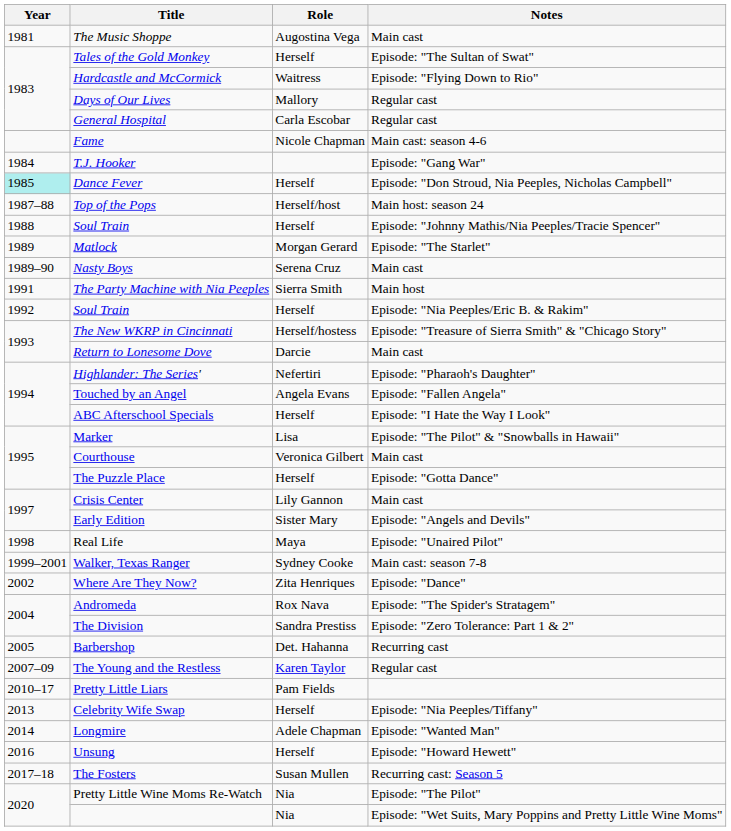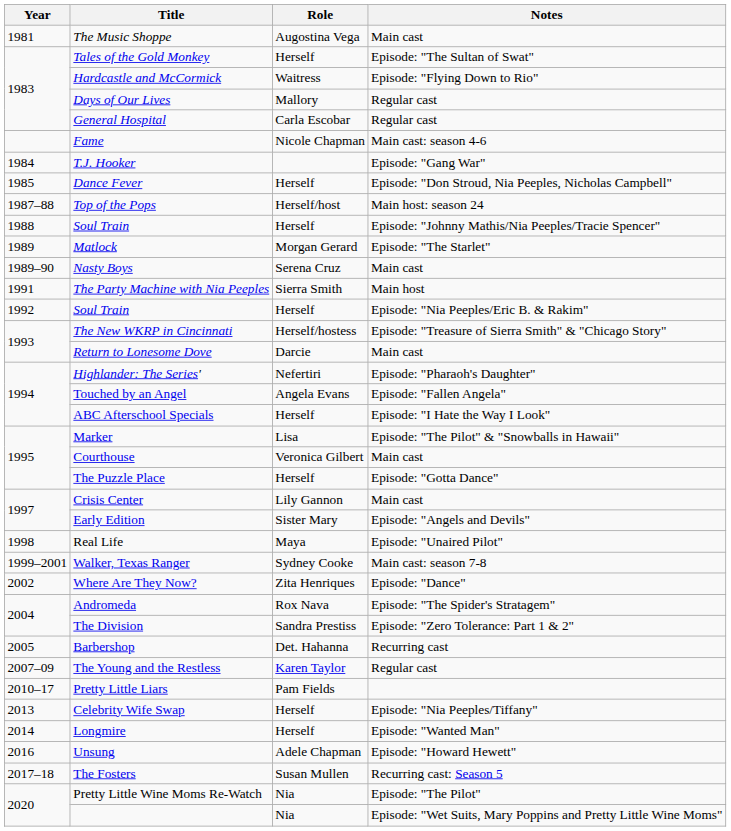(21, 183) paleturquoise background -> (21, 183) no background
(318, 731) Adele Chapman -> (295, 731) Herself
(295, 752) Herself -> (318, 752) Adele Chapman
